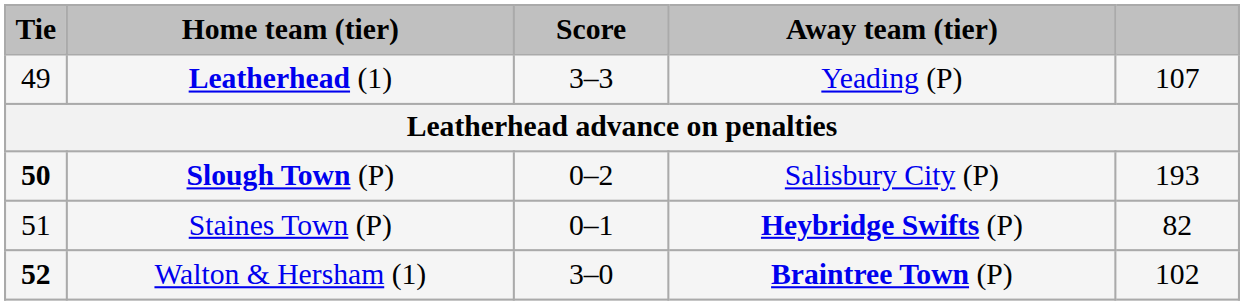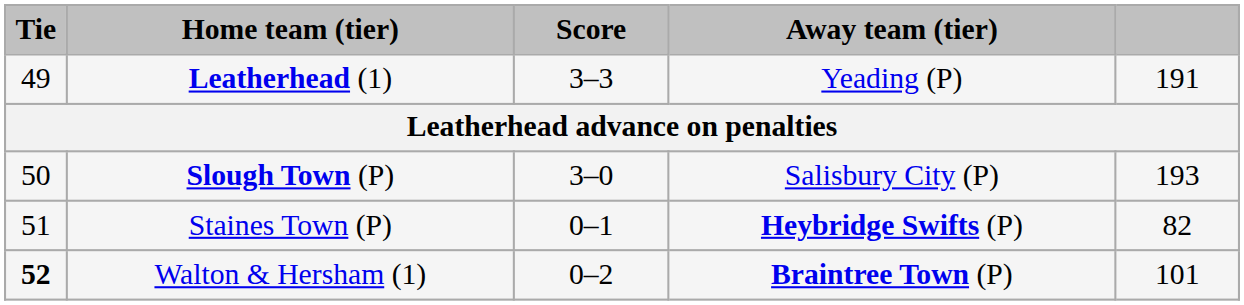(1177, 78) 107 -> (1177, 78) 191
(36, 176) bold -> (36, 176) normal
(591, 176) 0–2 -> (591, 176) 3–0
(591, 273) 3–0 -> (591, 273) 0–2
(1177, 273) 102 -> (1177, 273) 101
